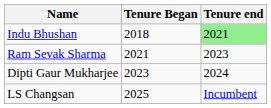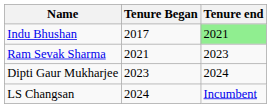(136, 34) 2018 -> (136, 34) 2017
(136, 93) 2025 -> (136, 93) 2024
